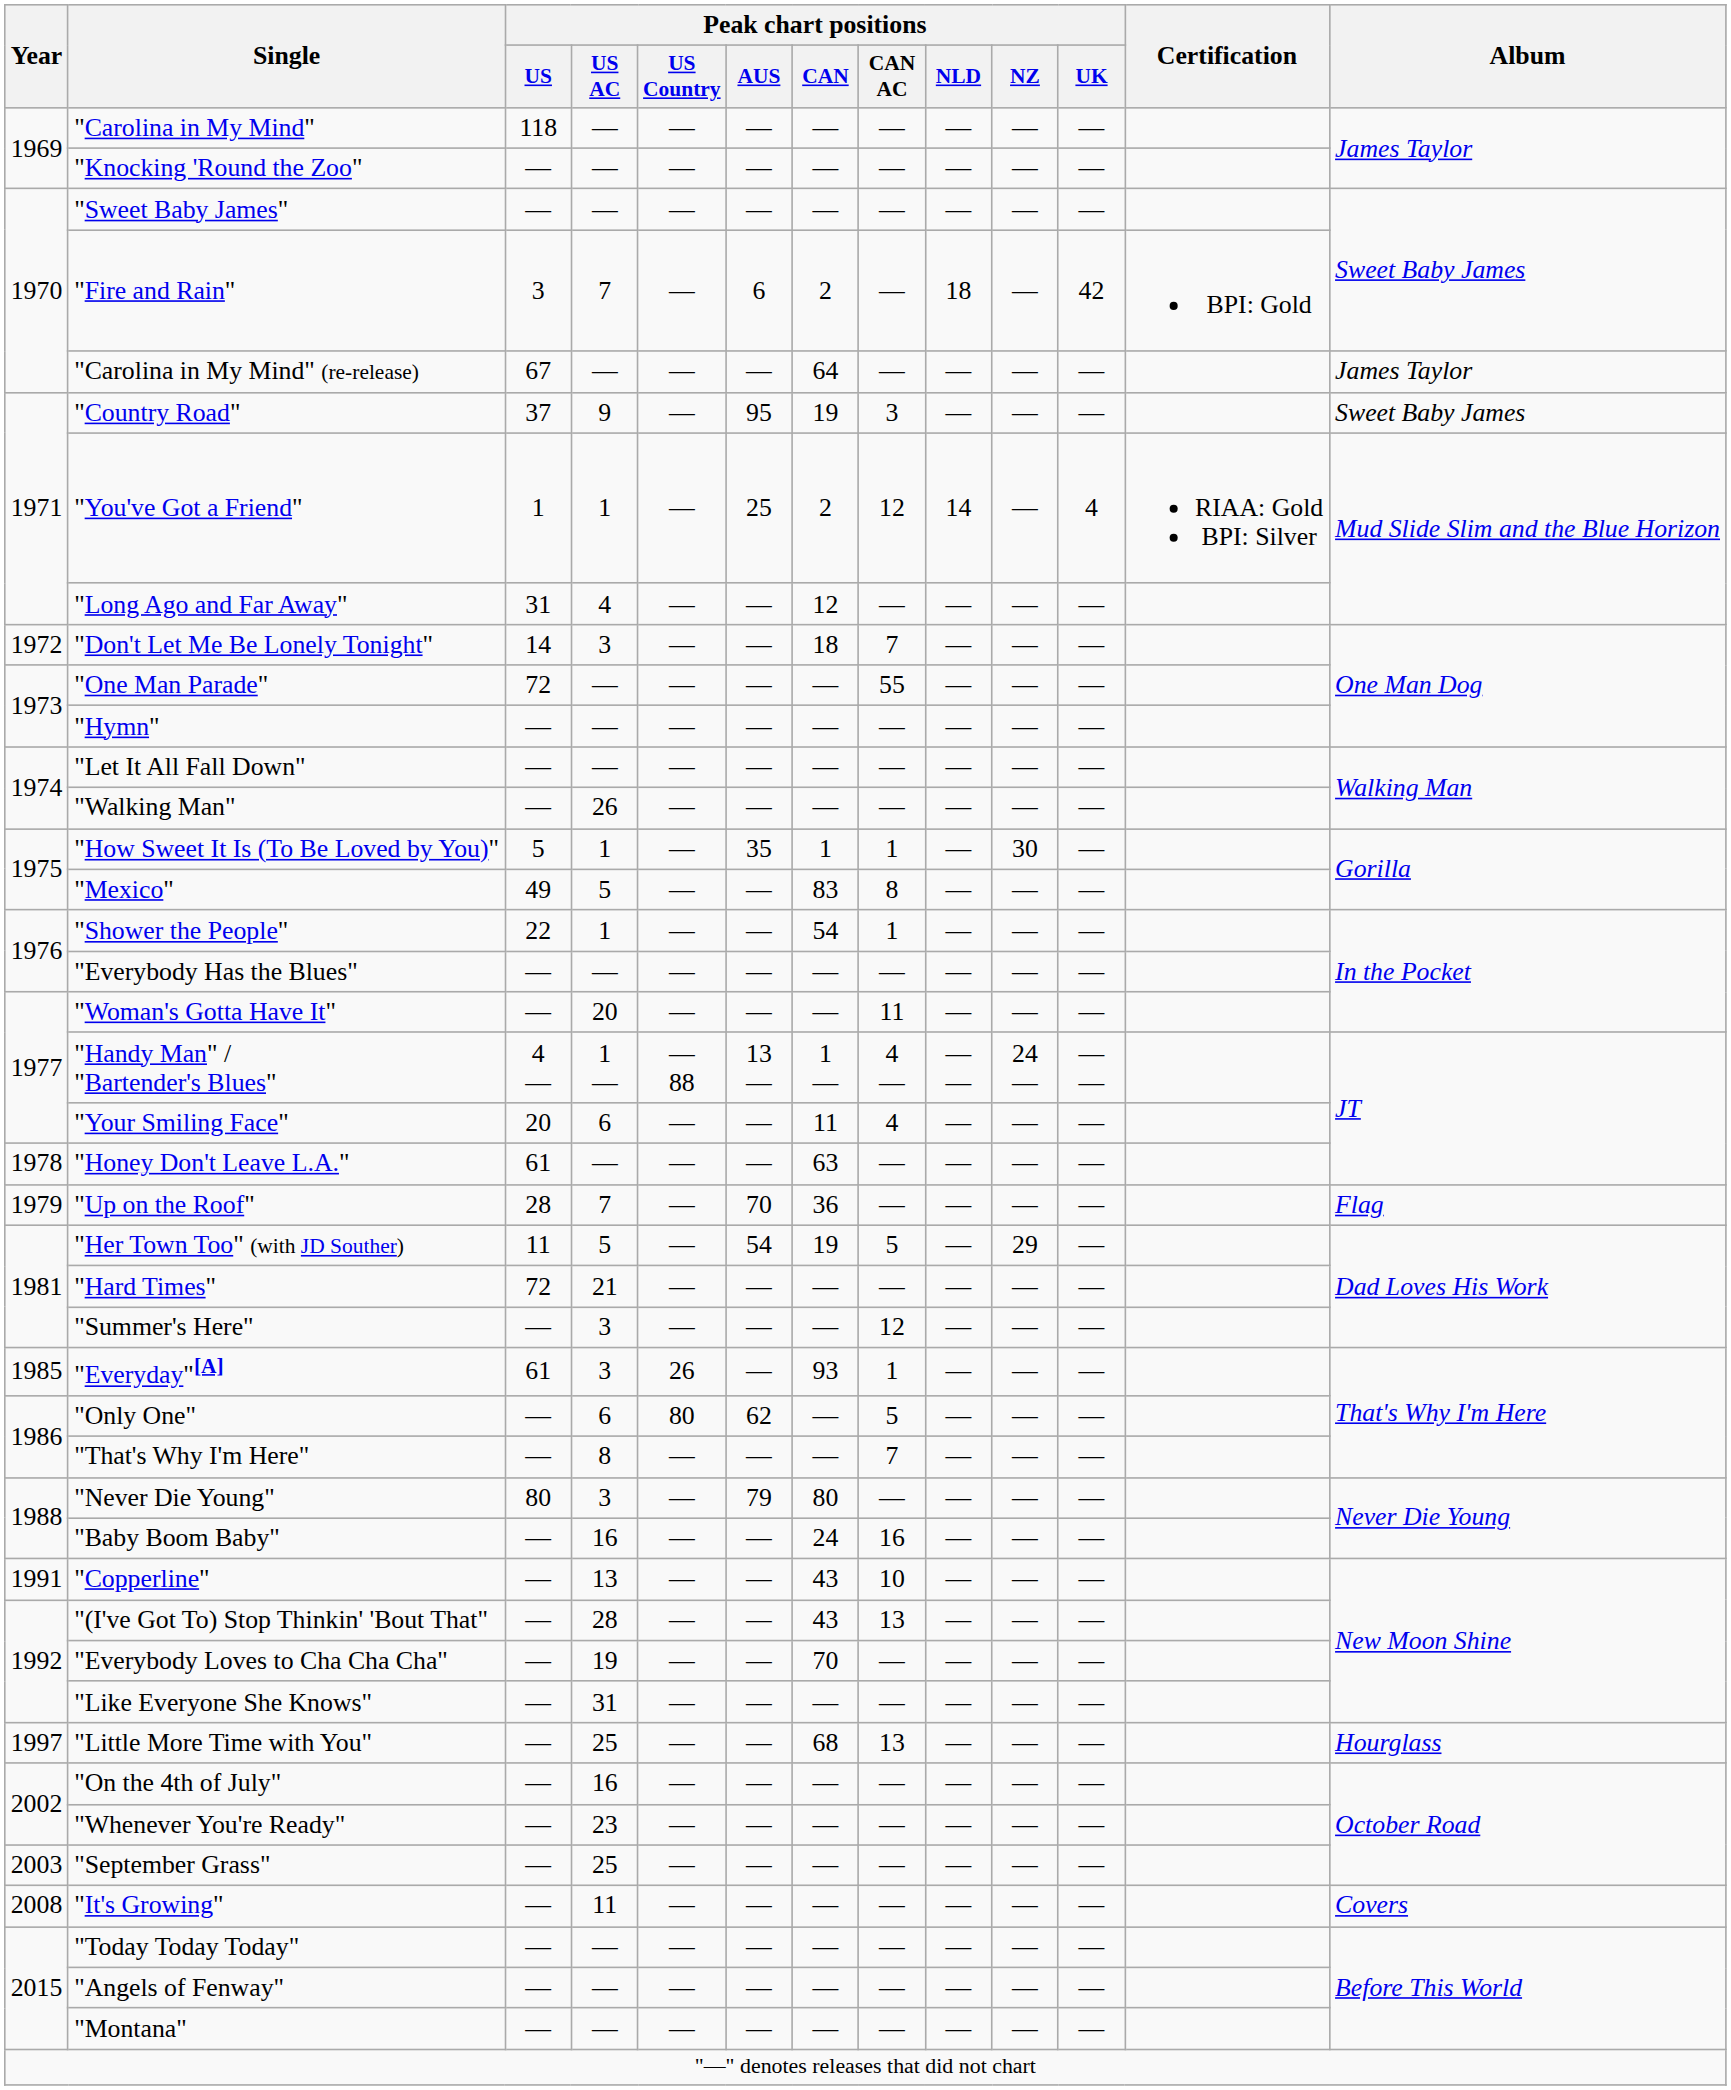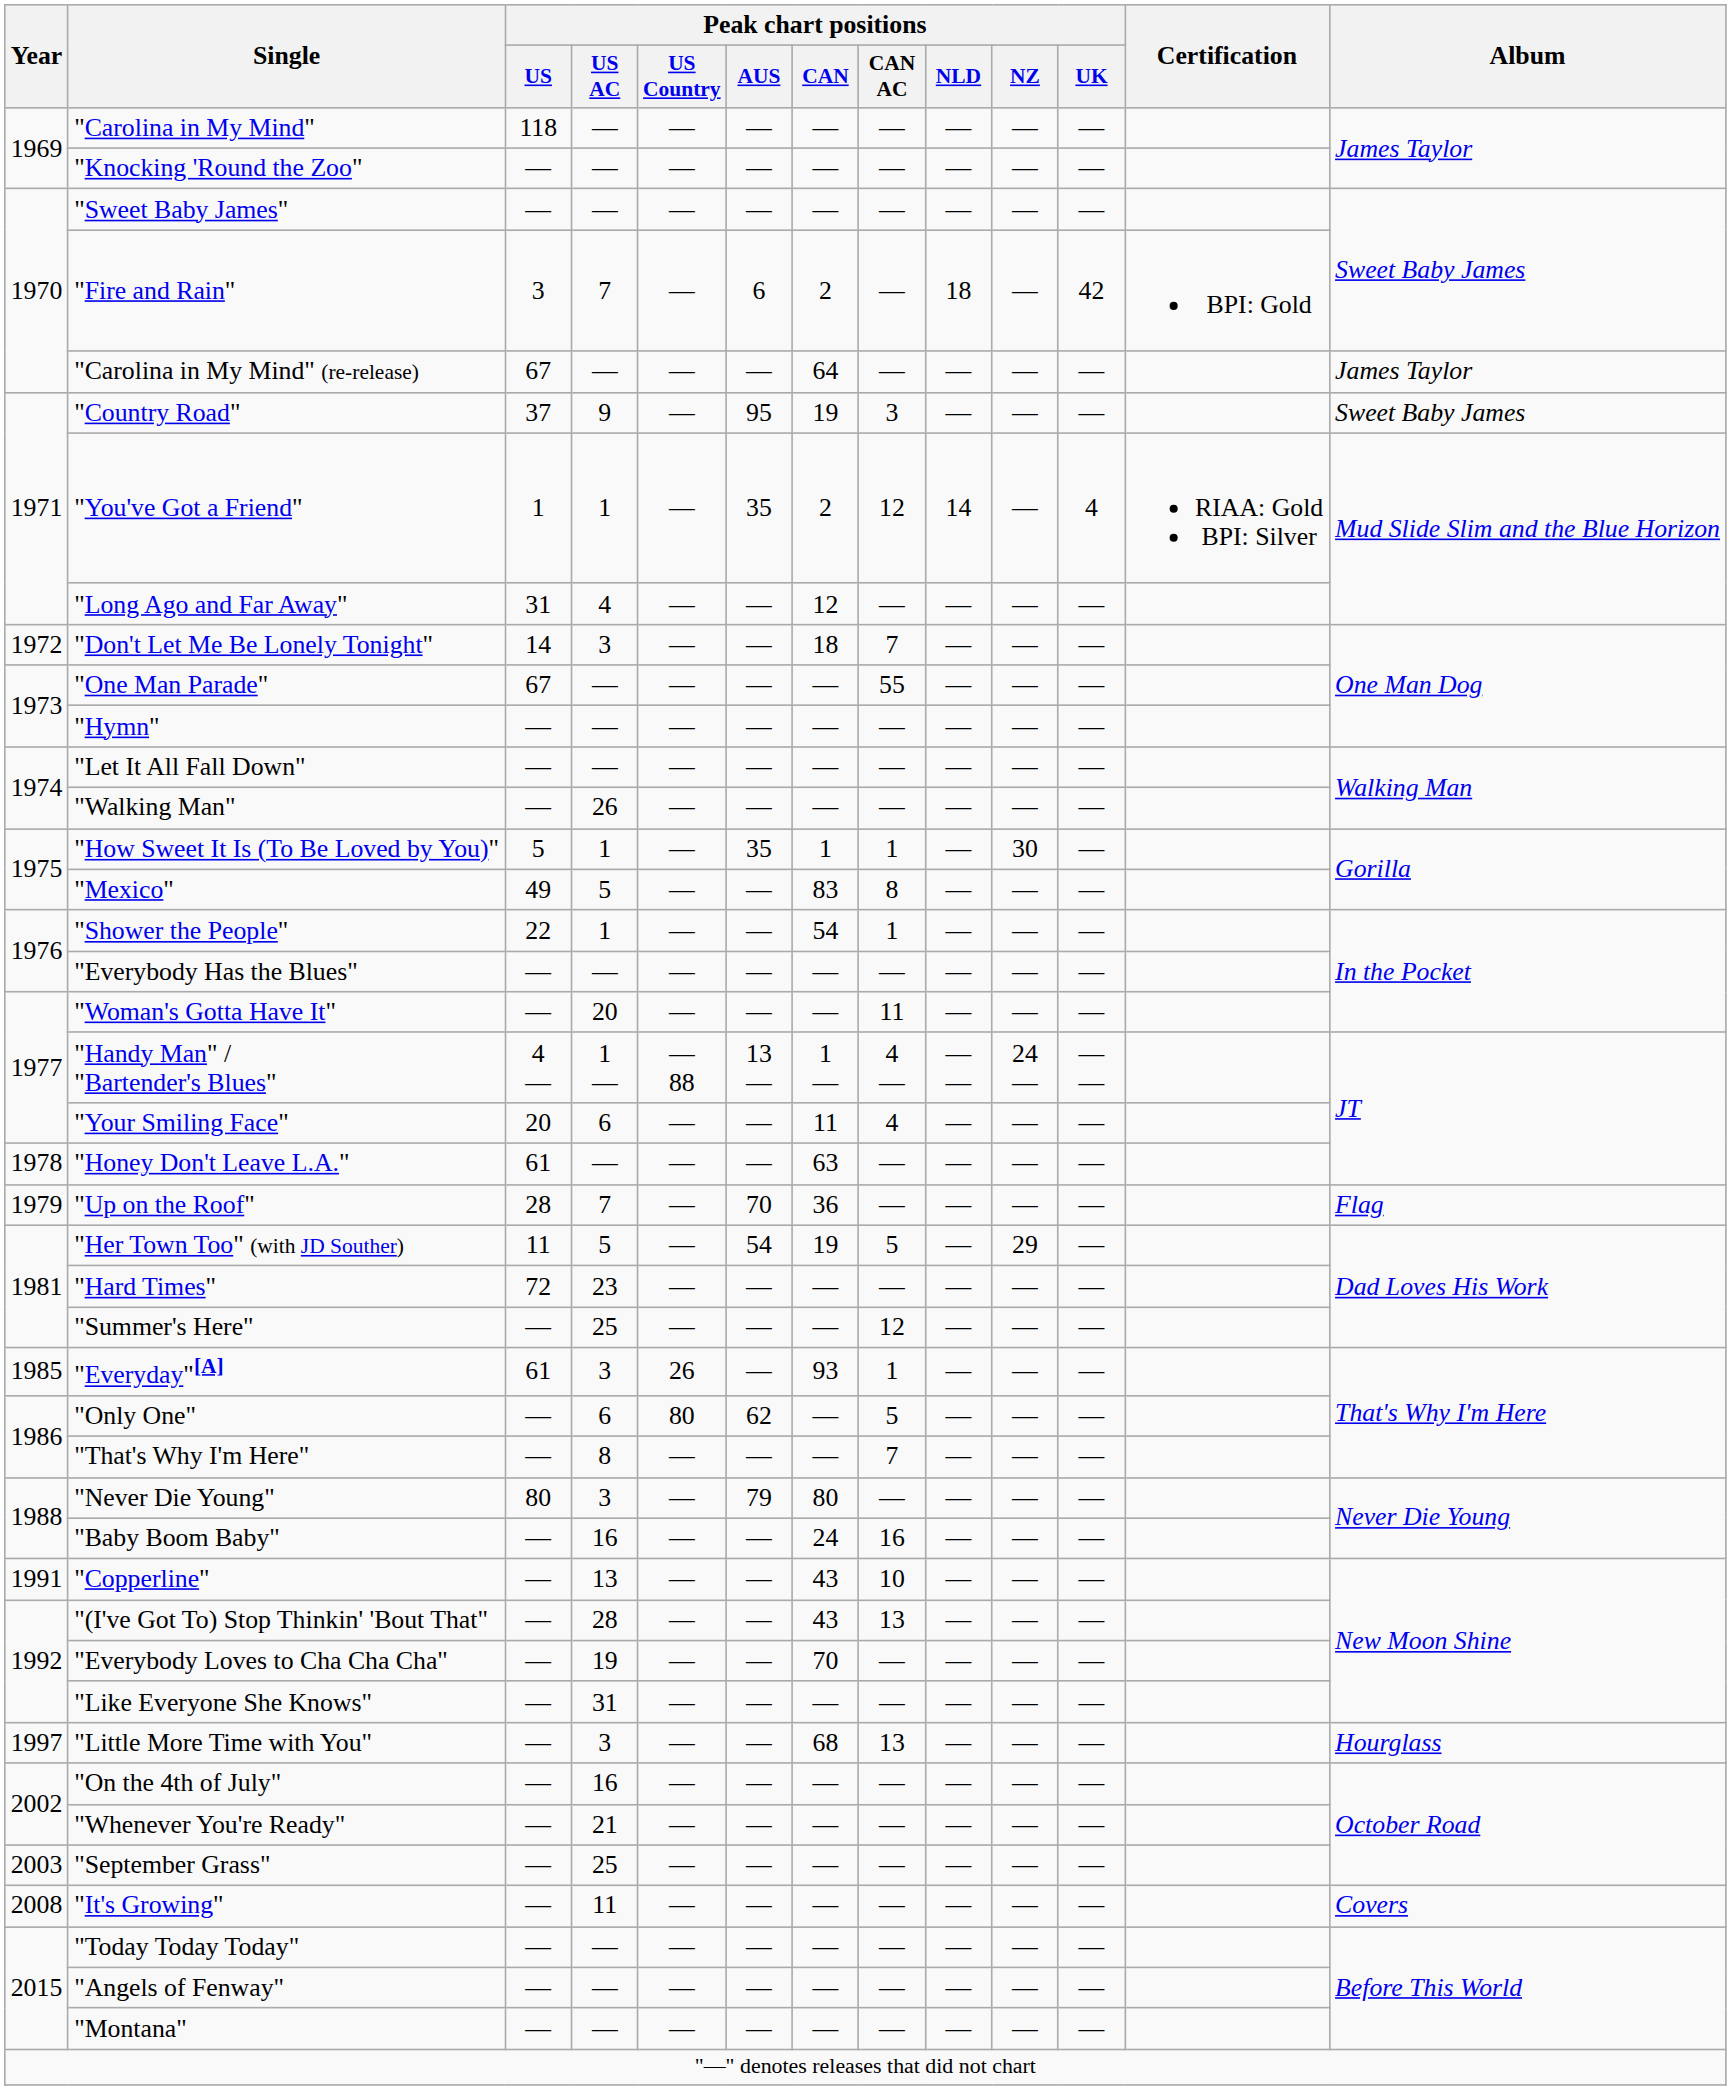(759, 507) 25 -> (759, 507) 35
(538, 685) 72 -> (538, 685) 67
(605, 1286) 21 -> (605, 1286) 23
(605, 1326) 3 -> (605, 1326) 25
(605, 1742) 25 -> (605, 1742) 3
(605, 1824) 23 -> (605, 1824) 21
